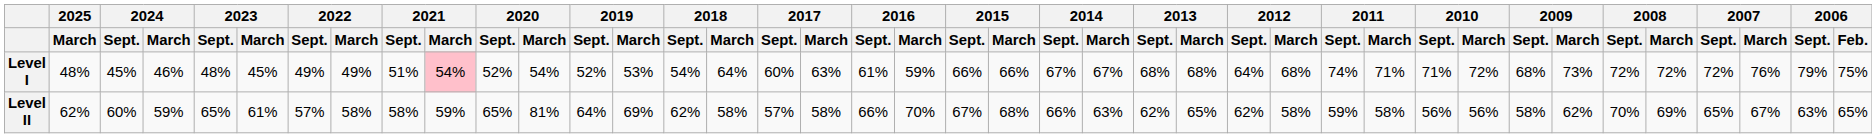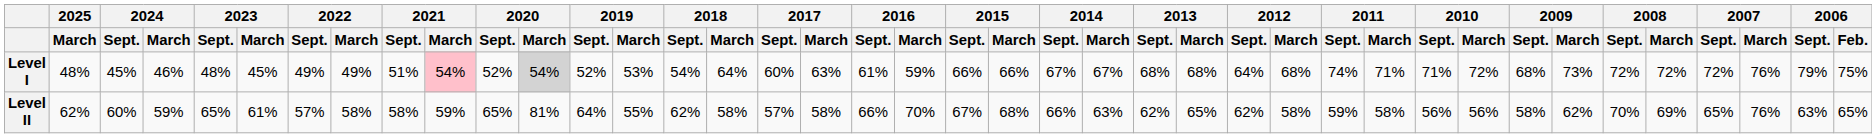(544, 71) no background -> (544, 71) lightgrey background
(638, 112) 69% -> (638, 112) 55%
(1765, 112) 67% -> (1765, 112) 76%
